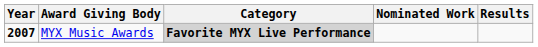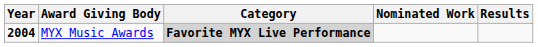(21, 33) 2007 -> (21, 33) 2004
